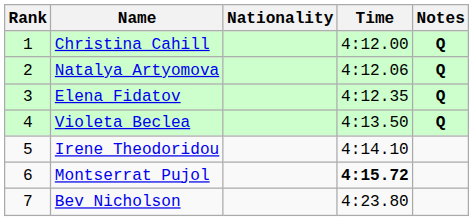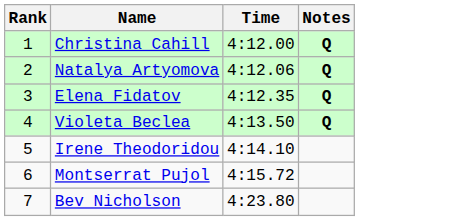- column: (280, 18)
(375, 175) bold -> (261, 175) normal
